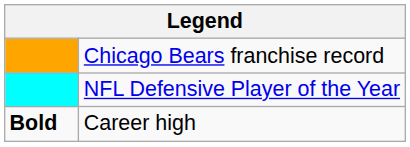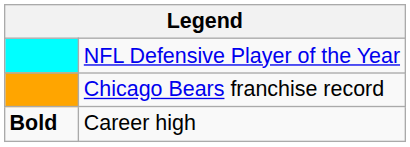rows swapped: (242, 89) <-> (234, 55)
